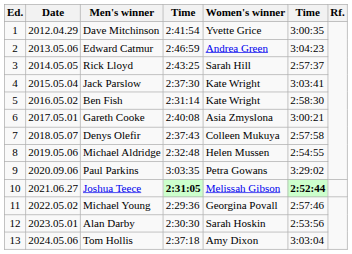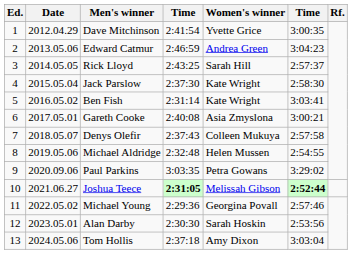(307, 83) 3:03:41 -> (307, 83) 2:58:30
(307, 100) 2:58:30 -> (307, 100) 3:03:41
